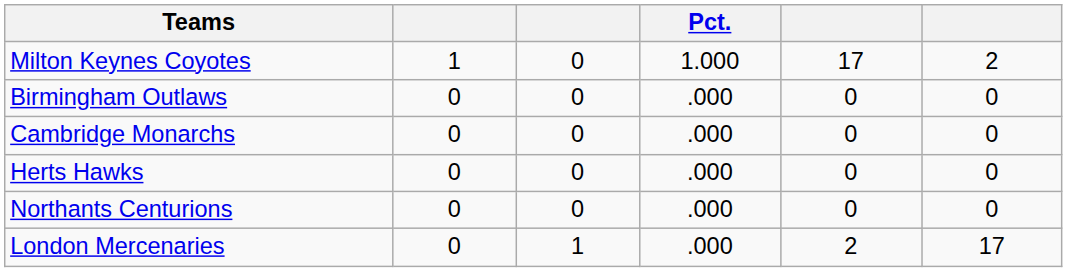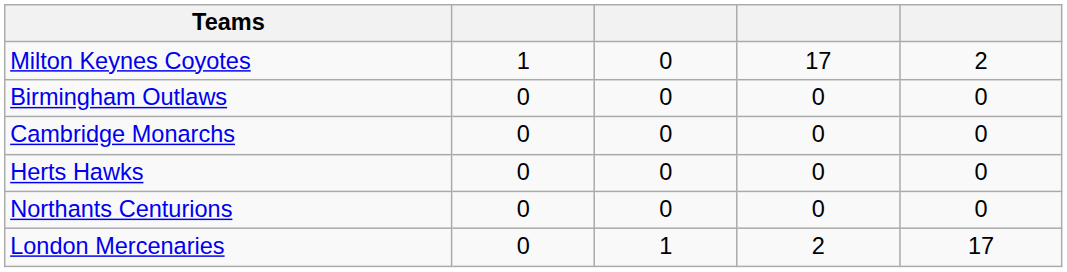- column: (710, 23)
